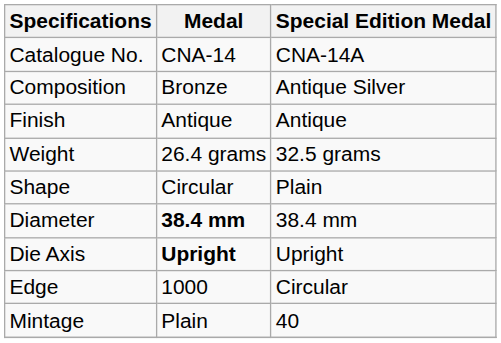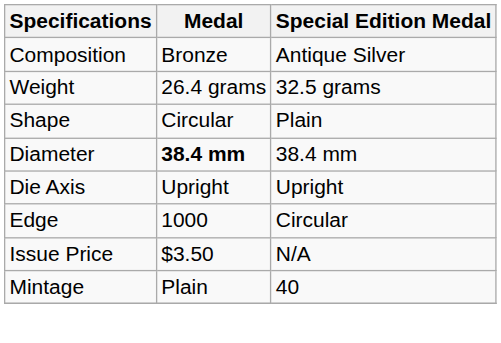- row: (76, 54)
- row: (37, 120)
(199, 253) bold -> (195, 187) normal
+ row: (61, 253)
